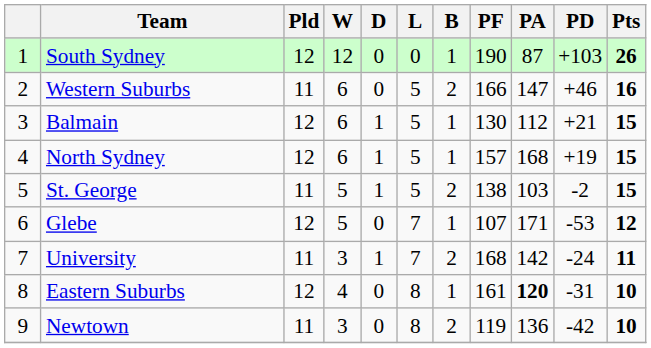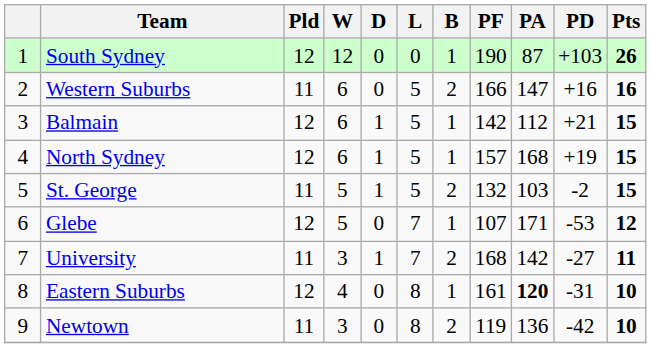(580, 88) +46 -> (580, 88) +16
(491, 122) 130 -> (491, 122) 142
(491, 190) 138 -> (491, 190) 132
(580, 257) -24 -> (580, 257) -27
